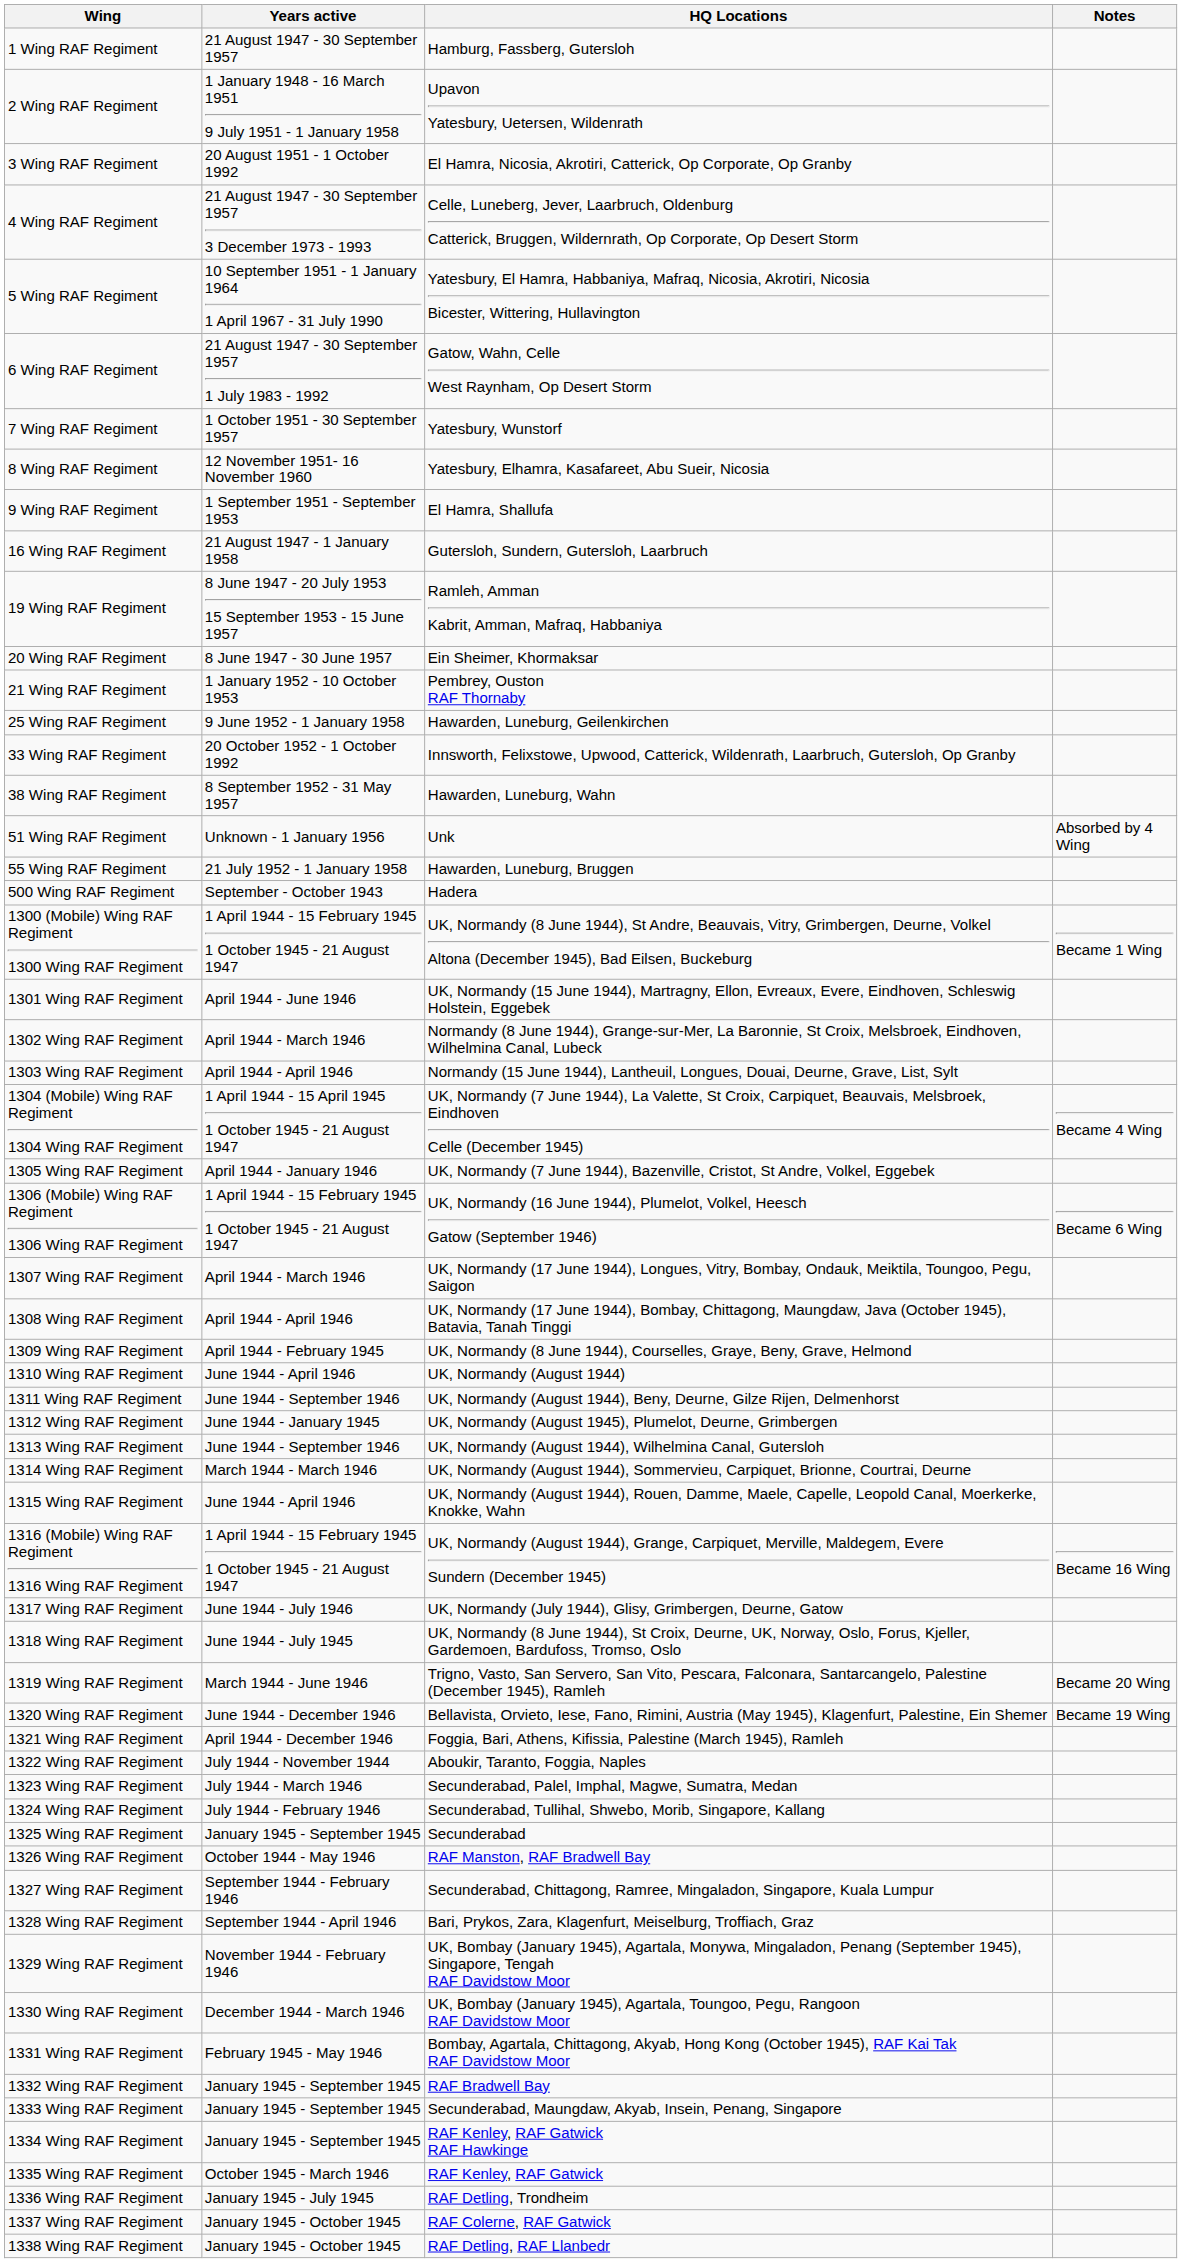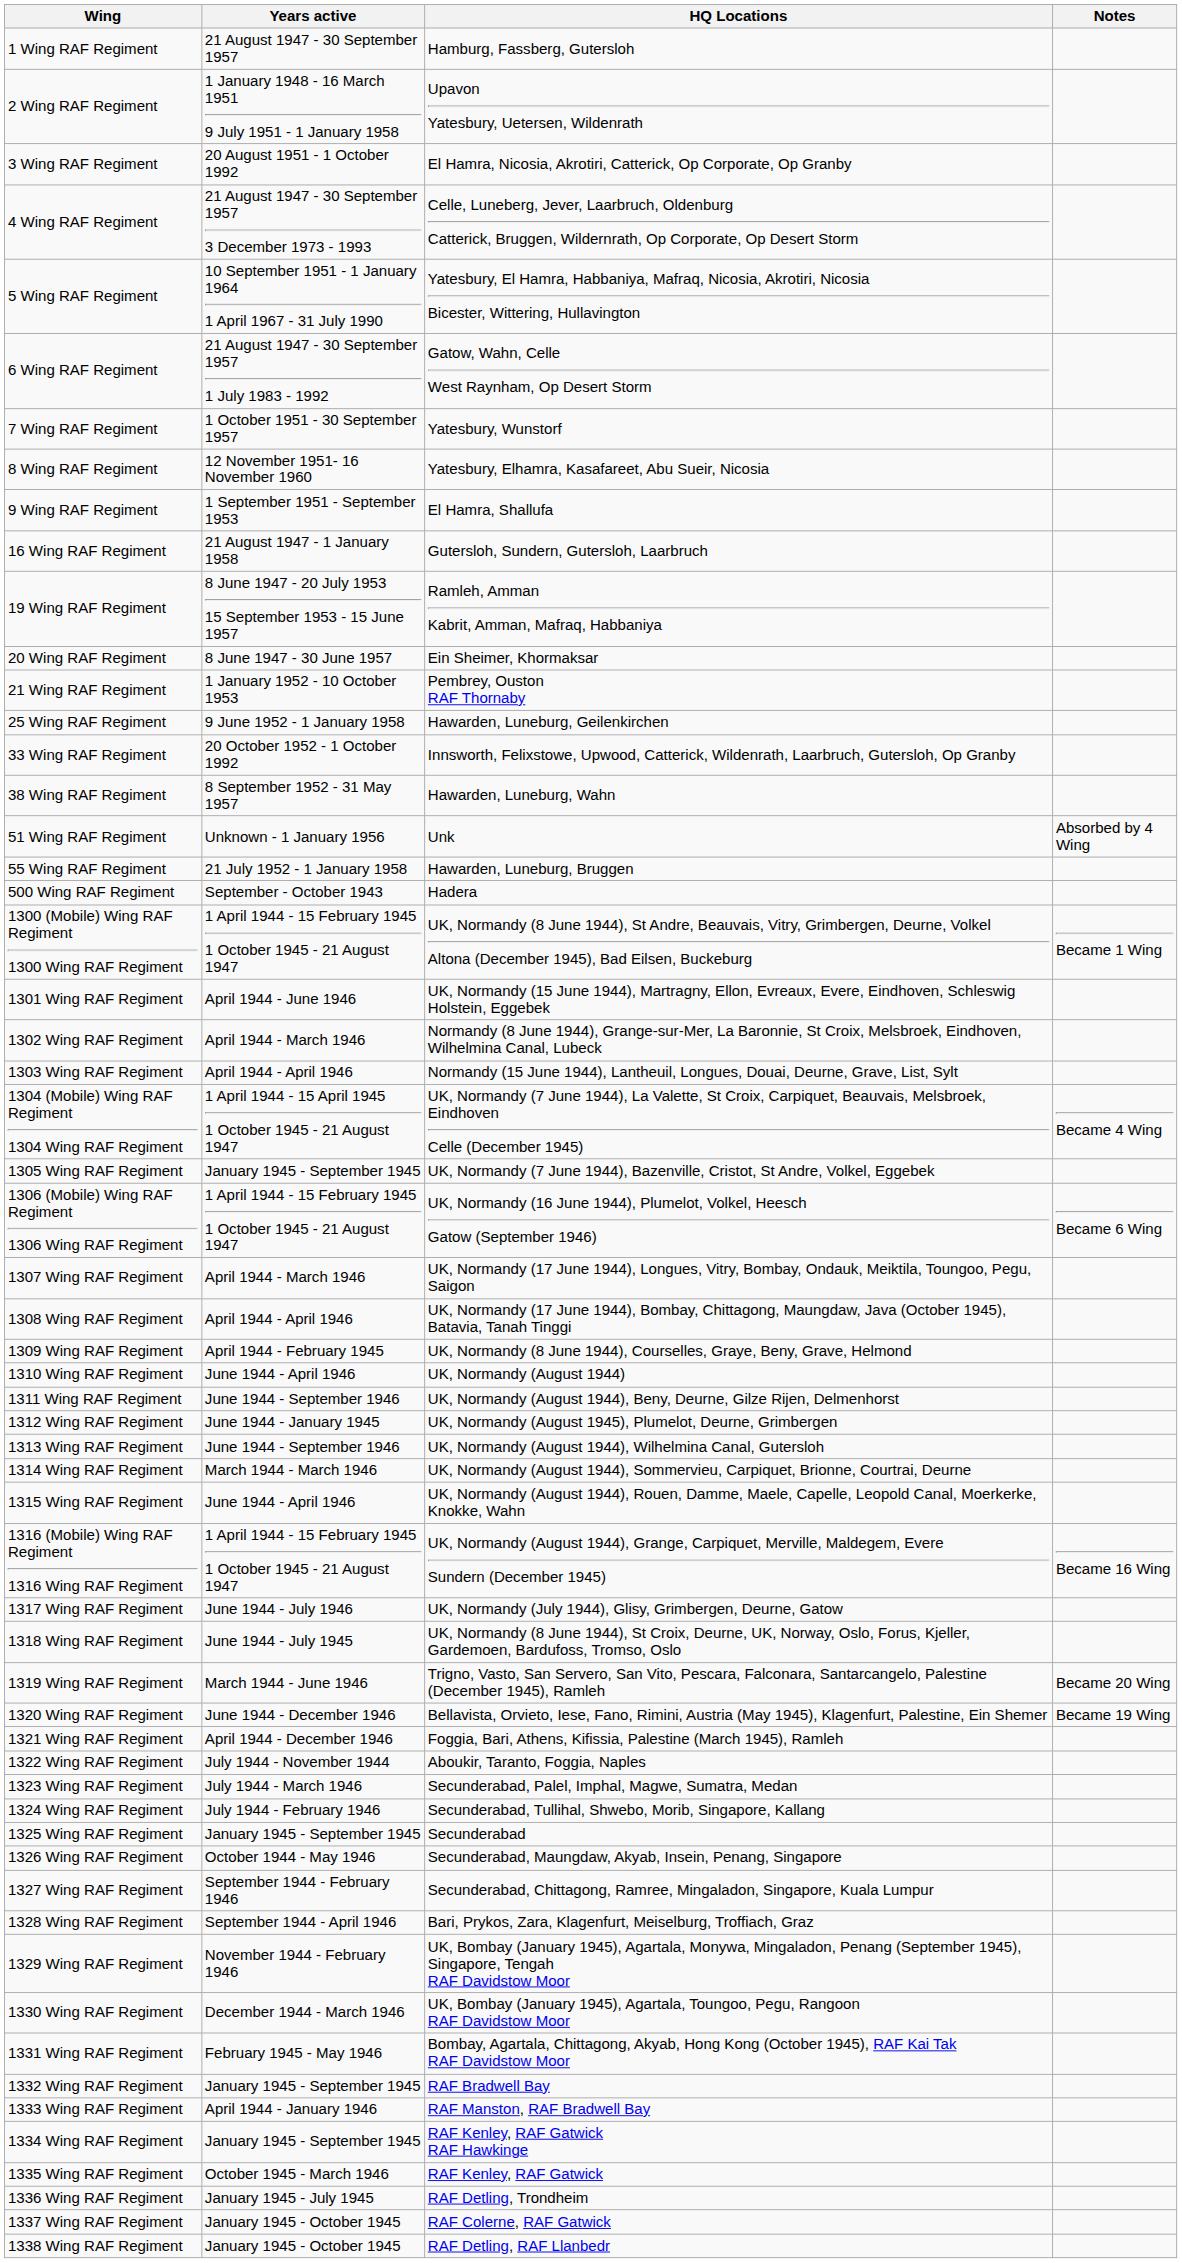(291, 1171) April 1944 - January 1946 -> (313, 1171) January 1945 - September 1945
(539, 1858) RAF Manston, RAF Bradwell Bay -> (635, 1858) Secunderabad, Maungdaw, Akyab, Insein, Penang, Singapore
(313, 2109) January 1945 - September 1945 -> (291, 2109) April 1944 - January 1946
(635, 2109) Secunderabad, Maungdaw, Akyab, Insein, Penang, Singapore -> (539, 2109) RAF Manston, RAF Bradwell Bay
